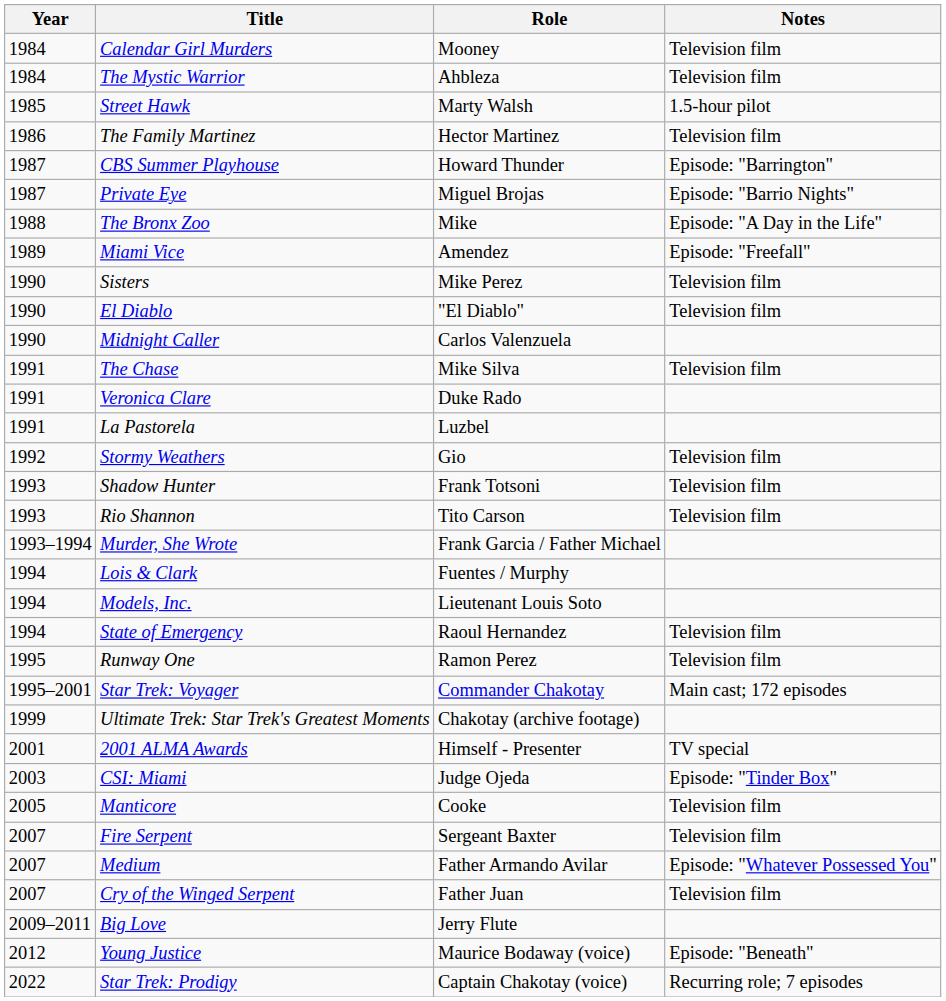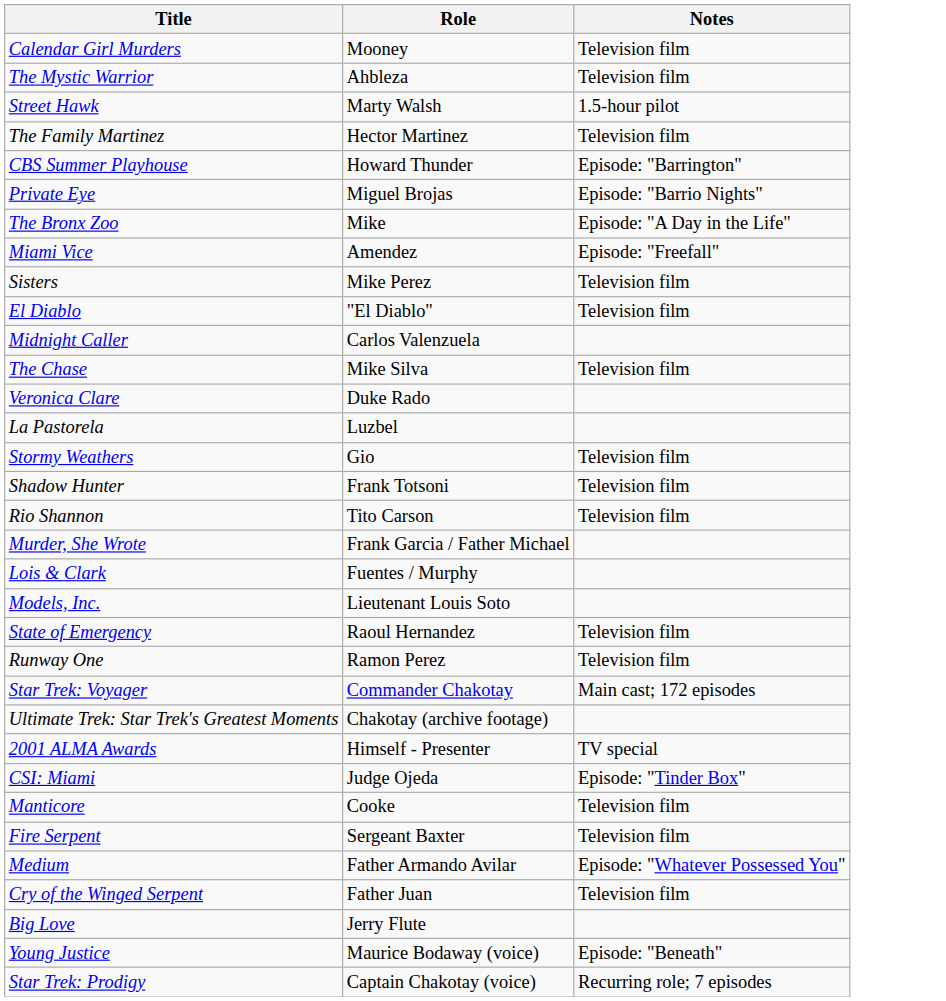- column: (50, 19)
